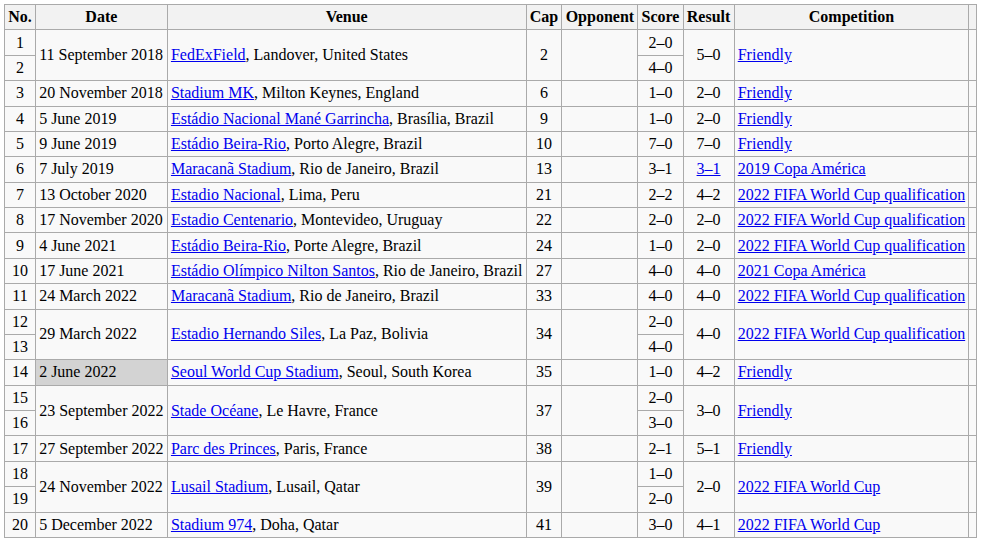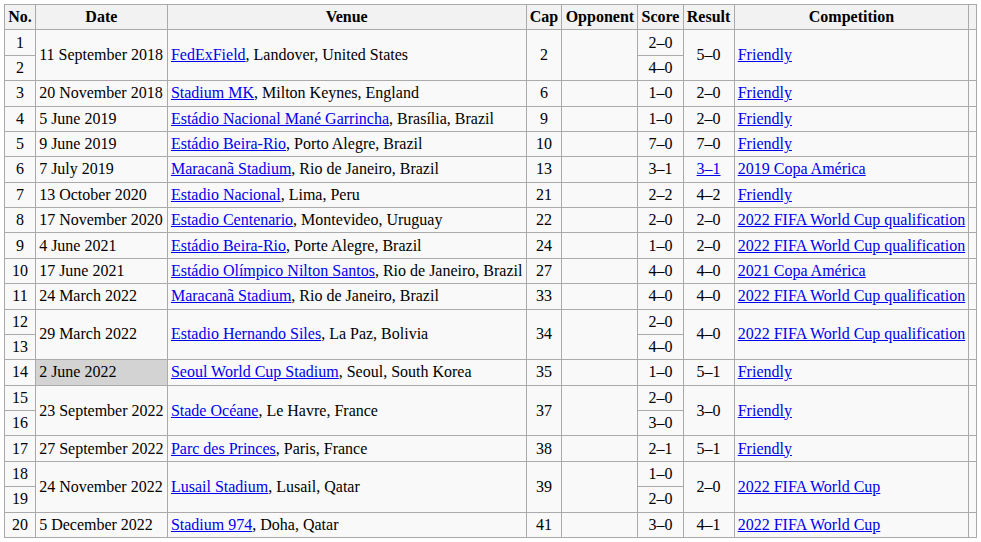(851, 194) 2022 FIFA World Cup qualification -> (765, 194) Friendly
(709, 372) 4–2 -> (709, 372) 5–1
